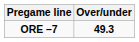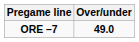(104, 29) 49.3 -> (104, 29) 49.0
